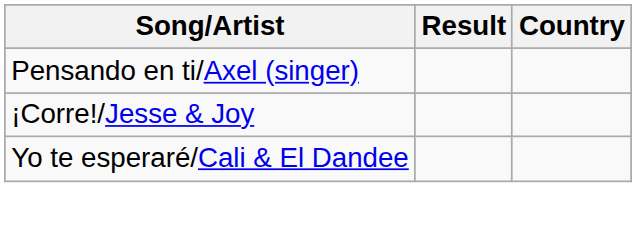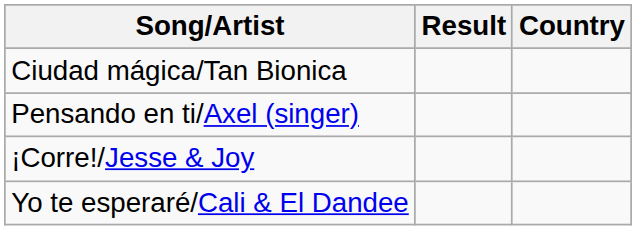+ row: (179, 70)
